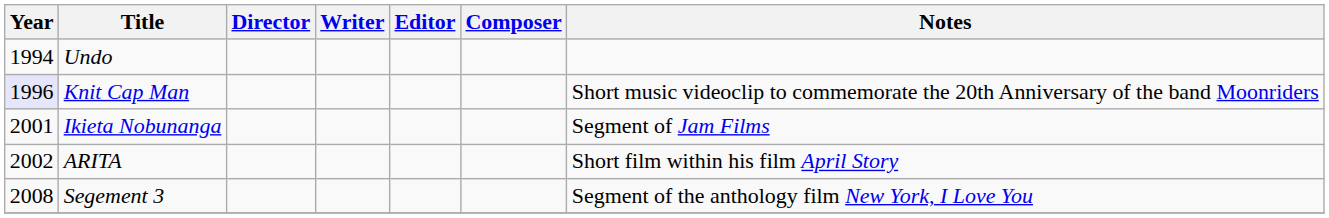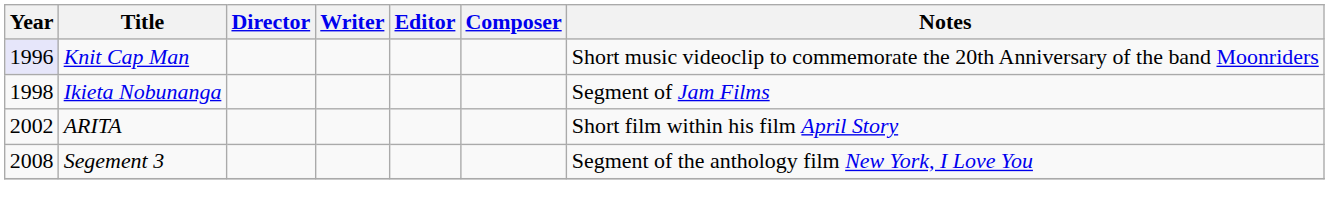- row: (88, 56)
(32, 126) 2001 -> (32, 91) 1998
